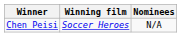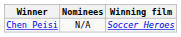columns swapped: (96, 11) <-> (154, 11)
